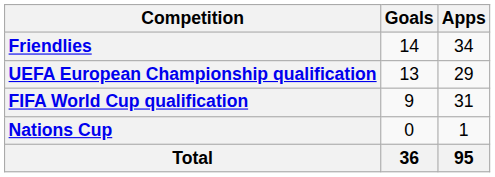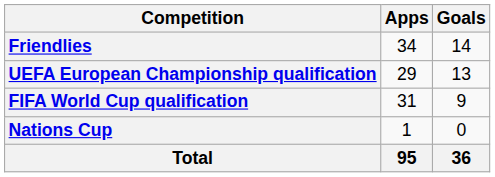columns swapped: (464, 18) <-> (409, 18)
